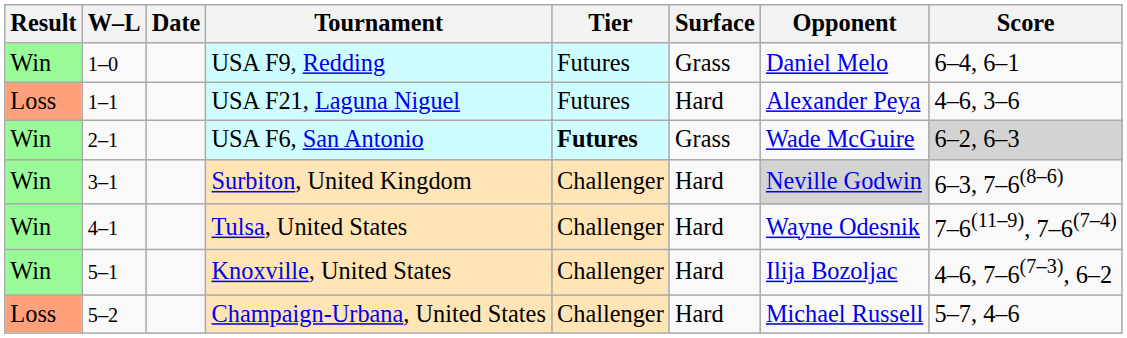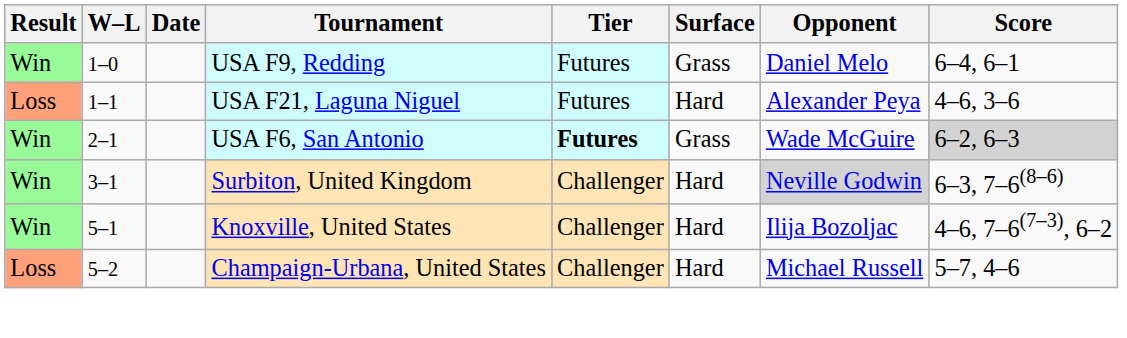- row: (309, 226)
